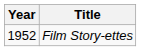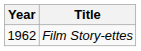(22, 35) 1952 -> (22, 35) 1962
